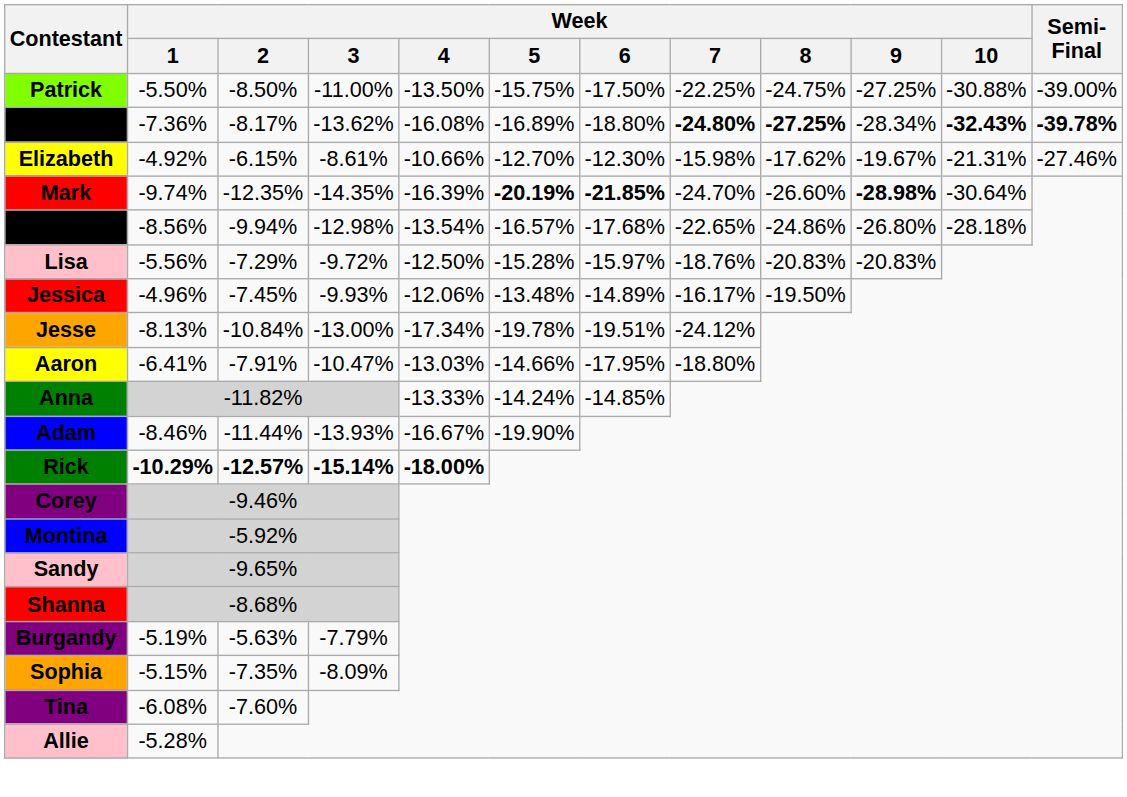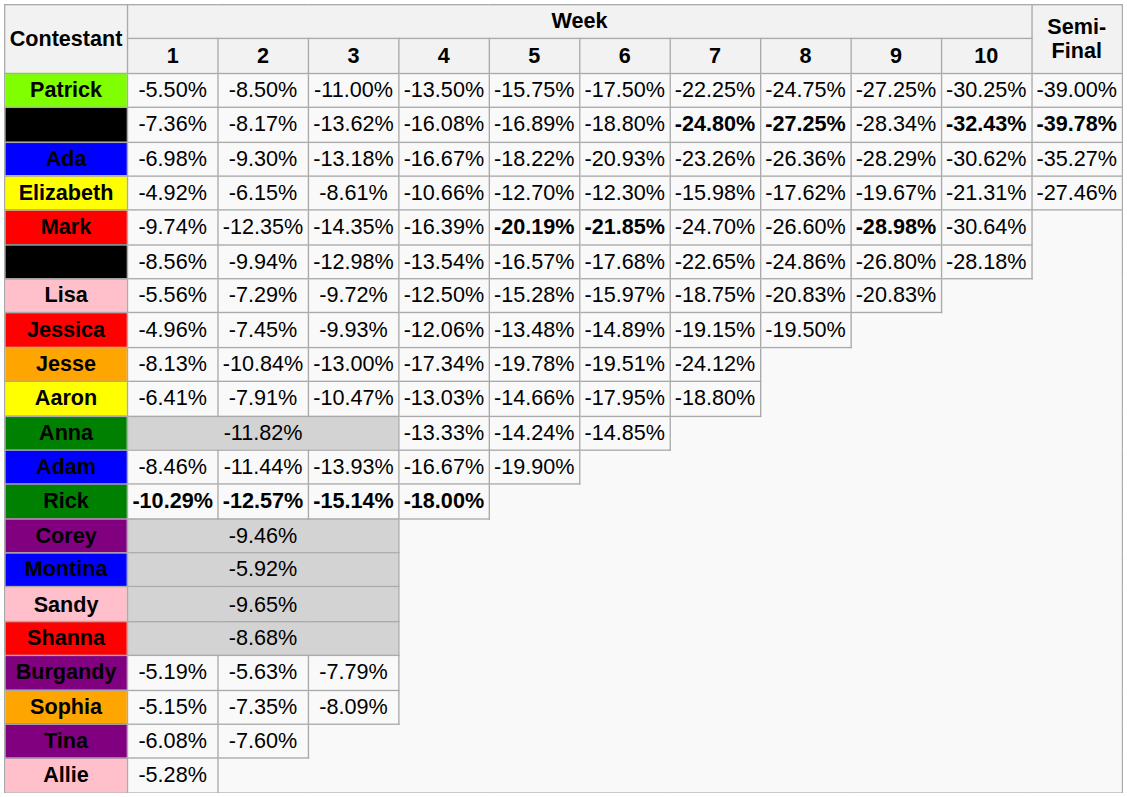(986, 90) -30.88% -> (986, 90) -30.25%
+ row: (66, 158)
(715, 261) -18.76% -> (715, 295) -18.75%
(715, 295) -16.17% -> (715, 329) -19.15%
